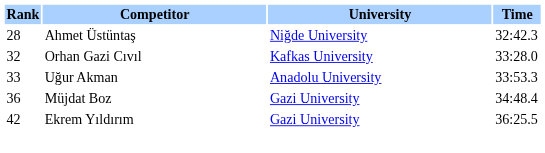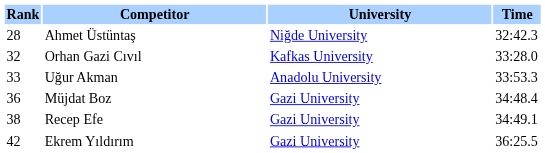+ row: (74, 120)
